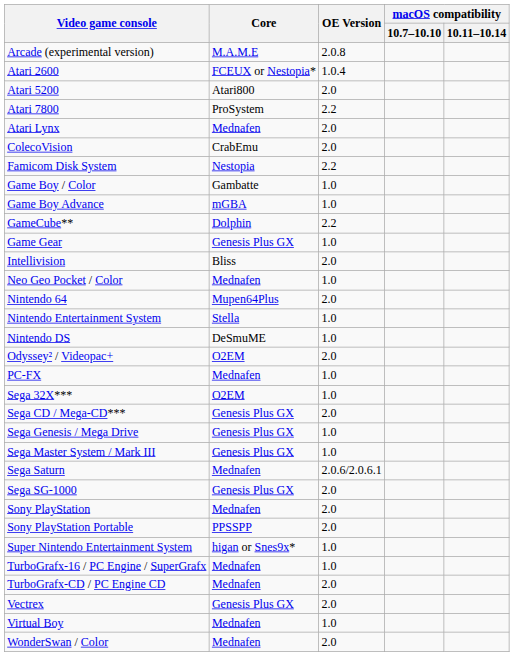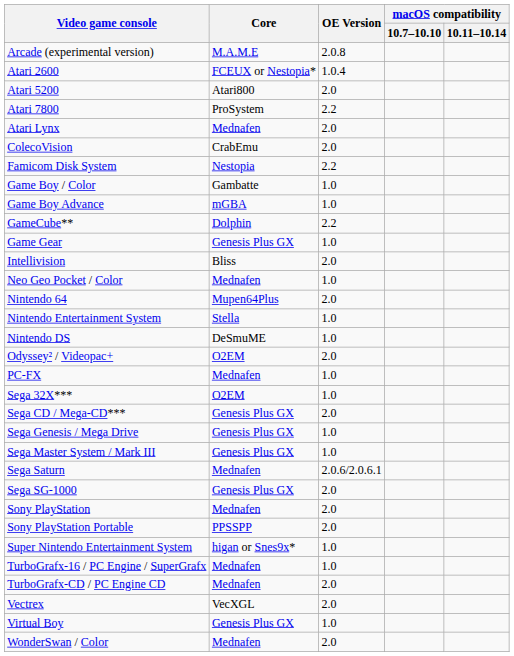(253, 603) Genesis Plus GX -> (233, 603) VecXGL
(236, 623) Mednafen -> (253, 623) Genesis Plus GX
